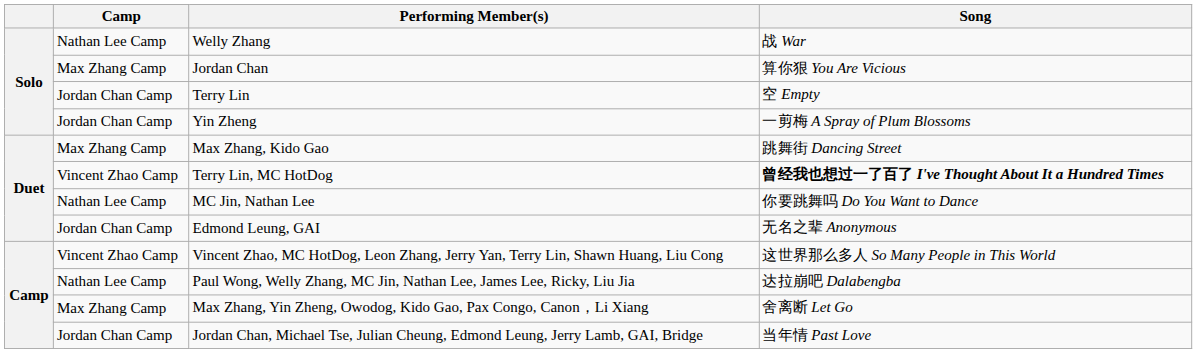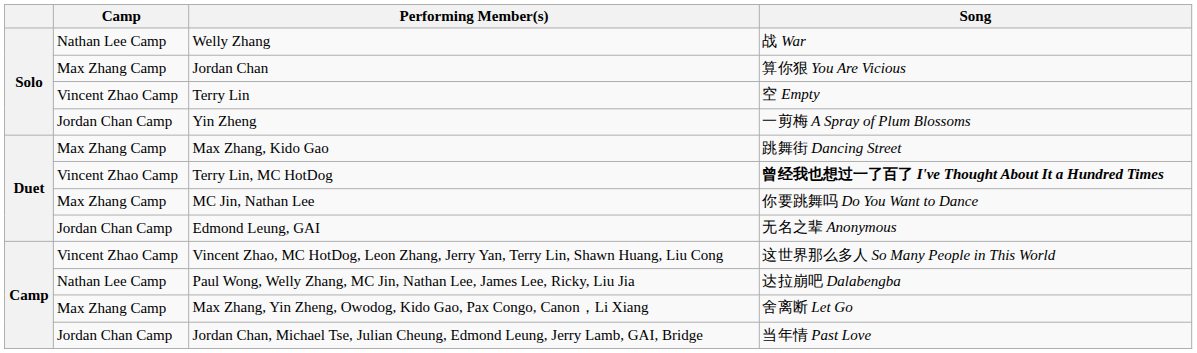(115, 95) Jordan Chan Camp -> (117, 95) Vincent Zhao Camp
(112, 201) Nathan Lee Camp -> (112, 201) Max Zhang Camp
